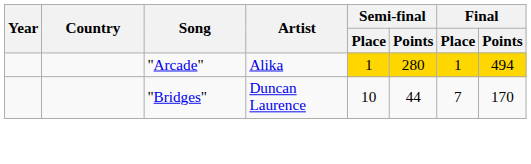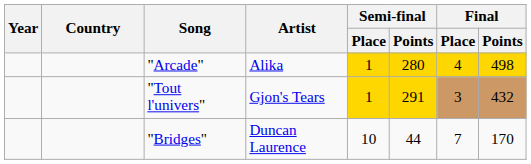(458, 64) 1 -> (458, 64) 4
(502, 64) 494 -> (502, 64) 498
+ row: (176, 97)
